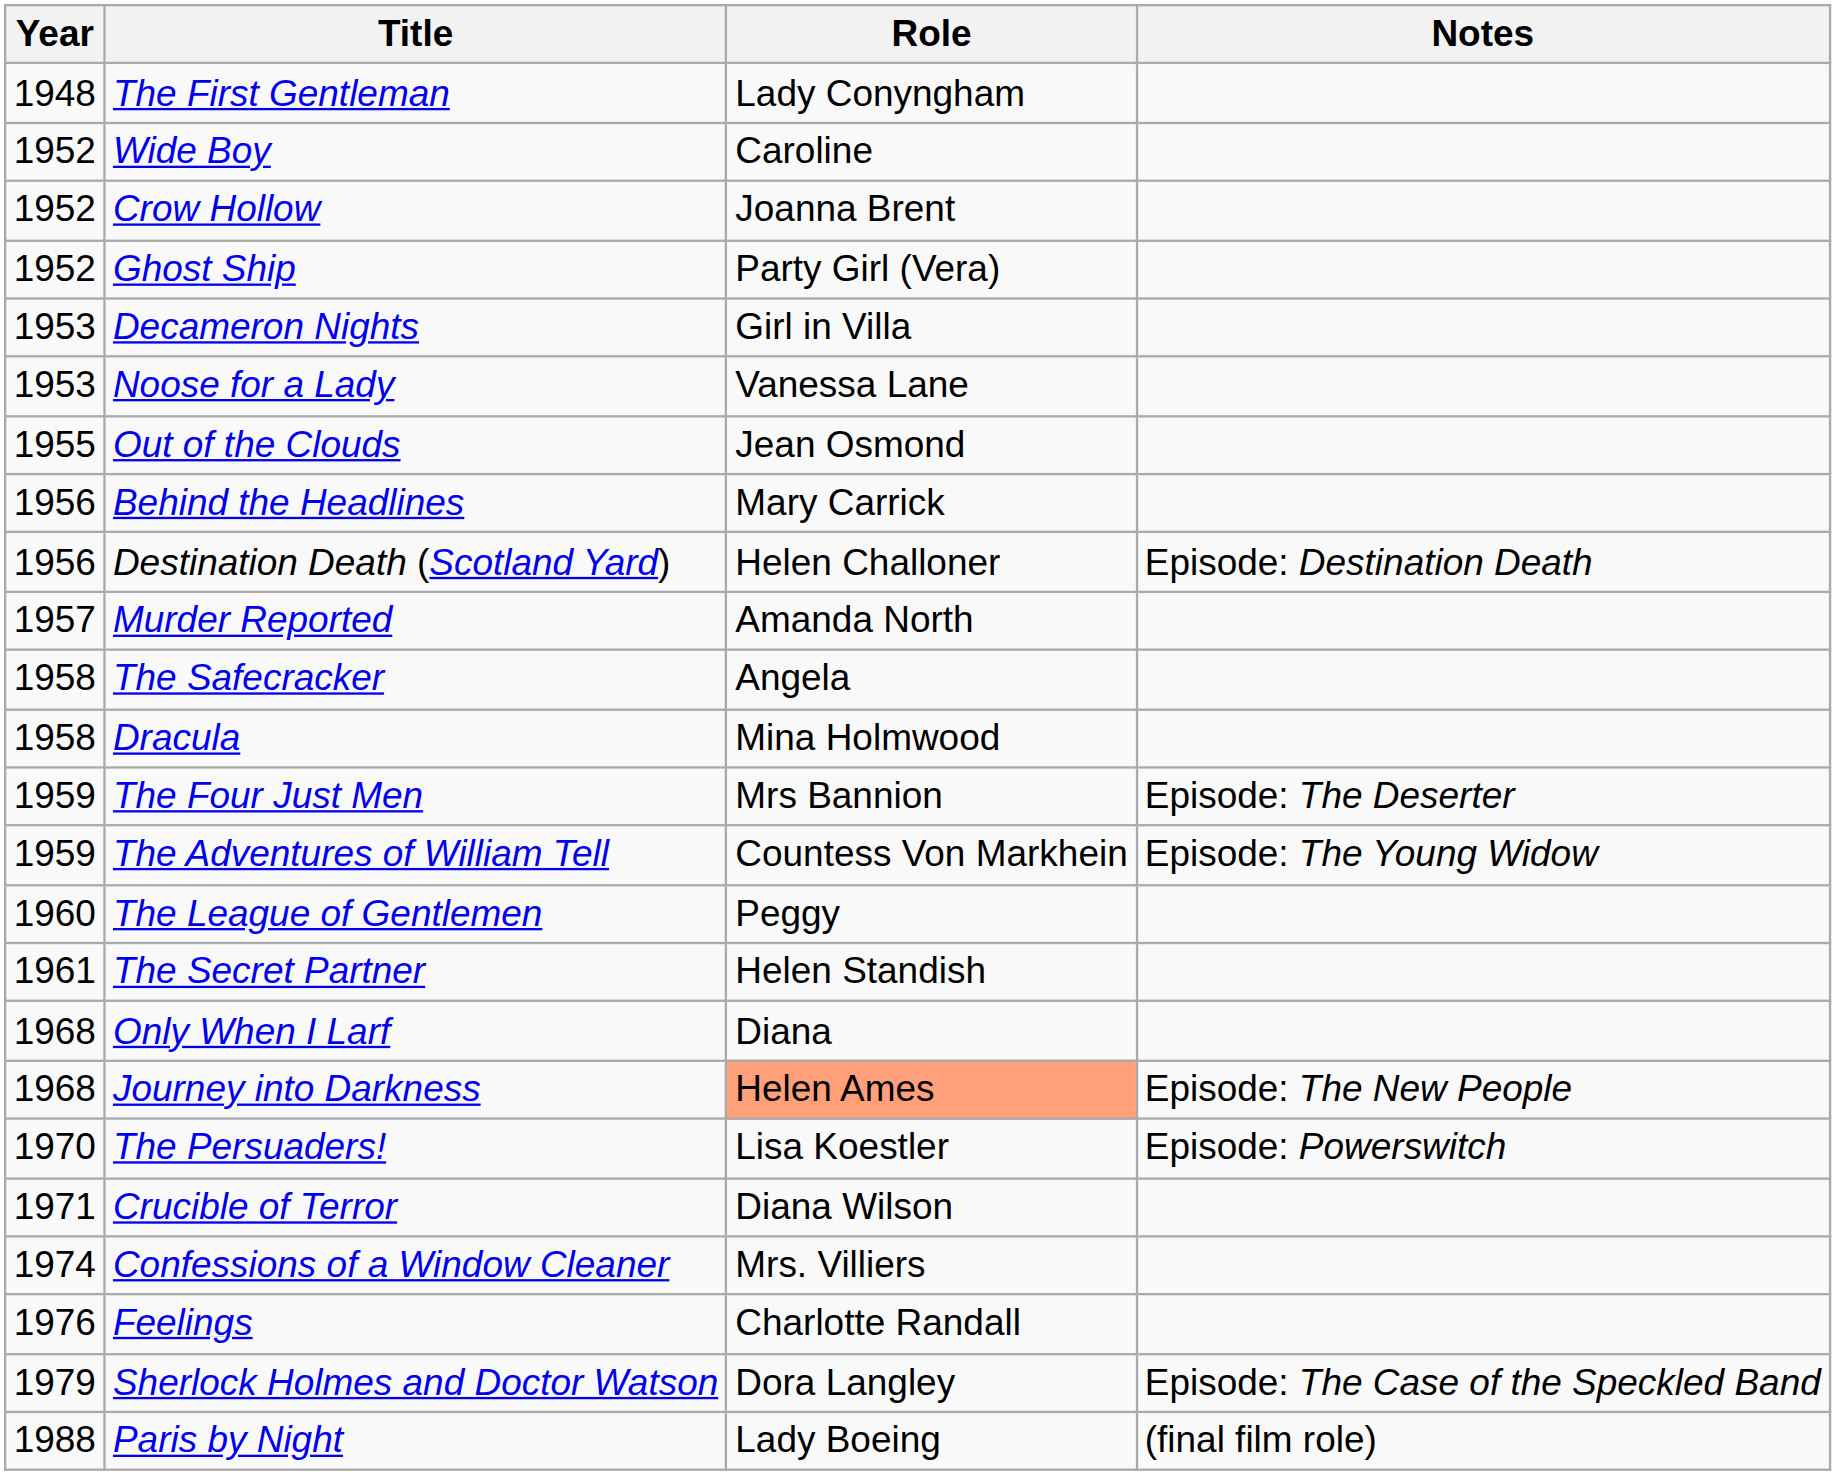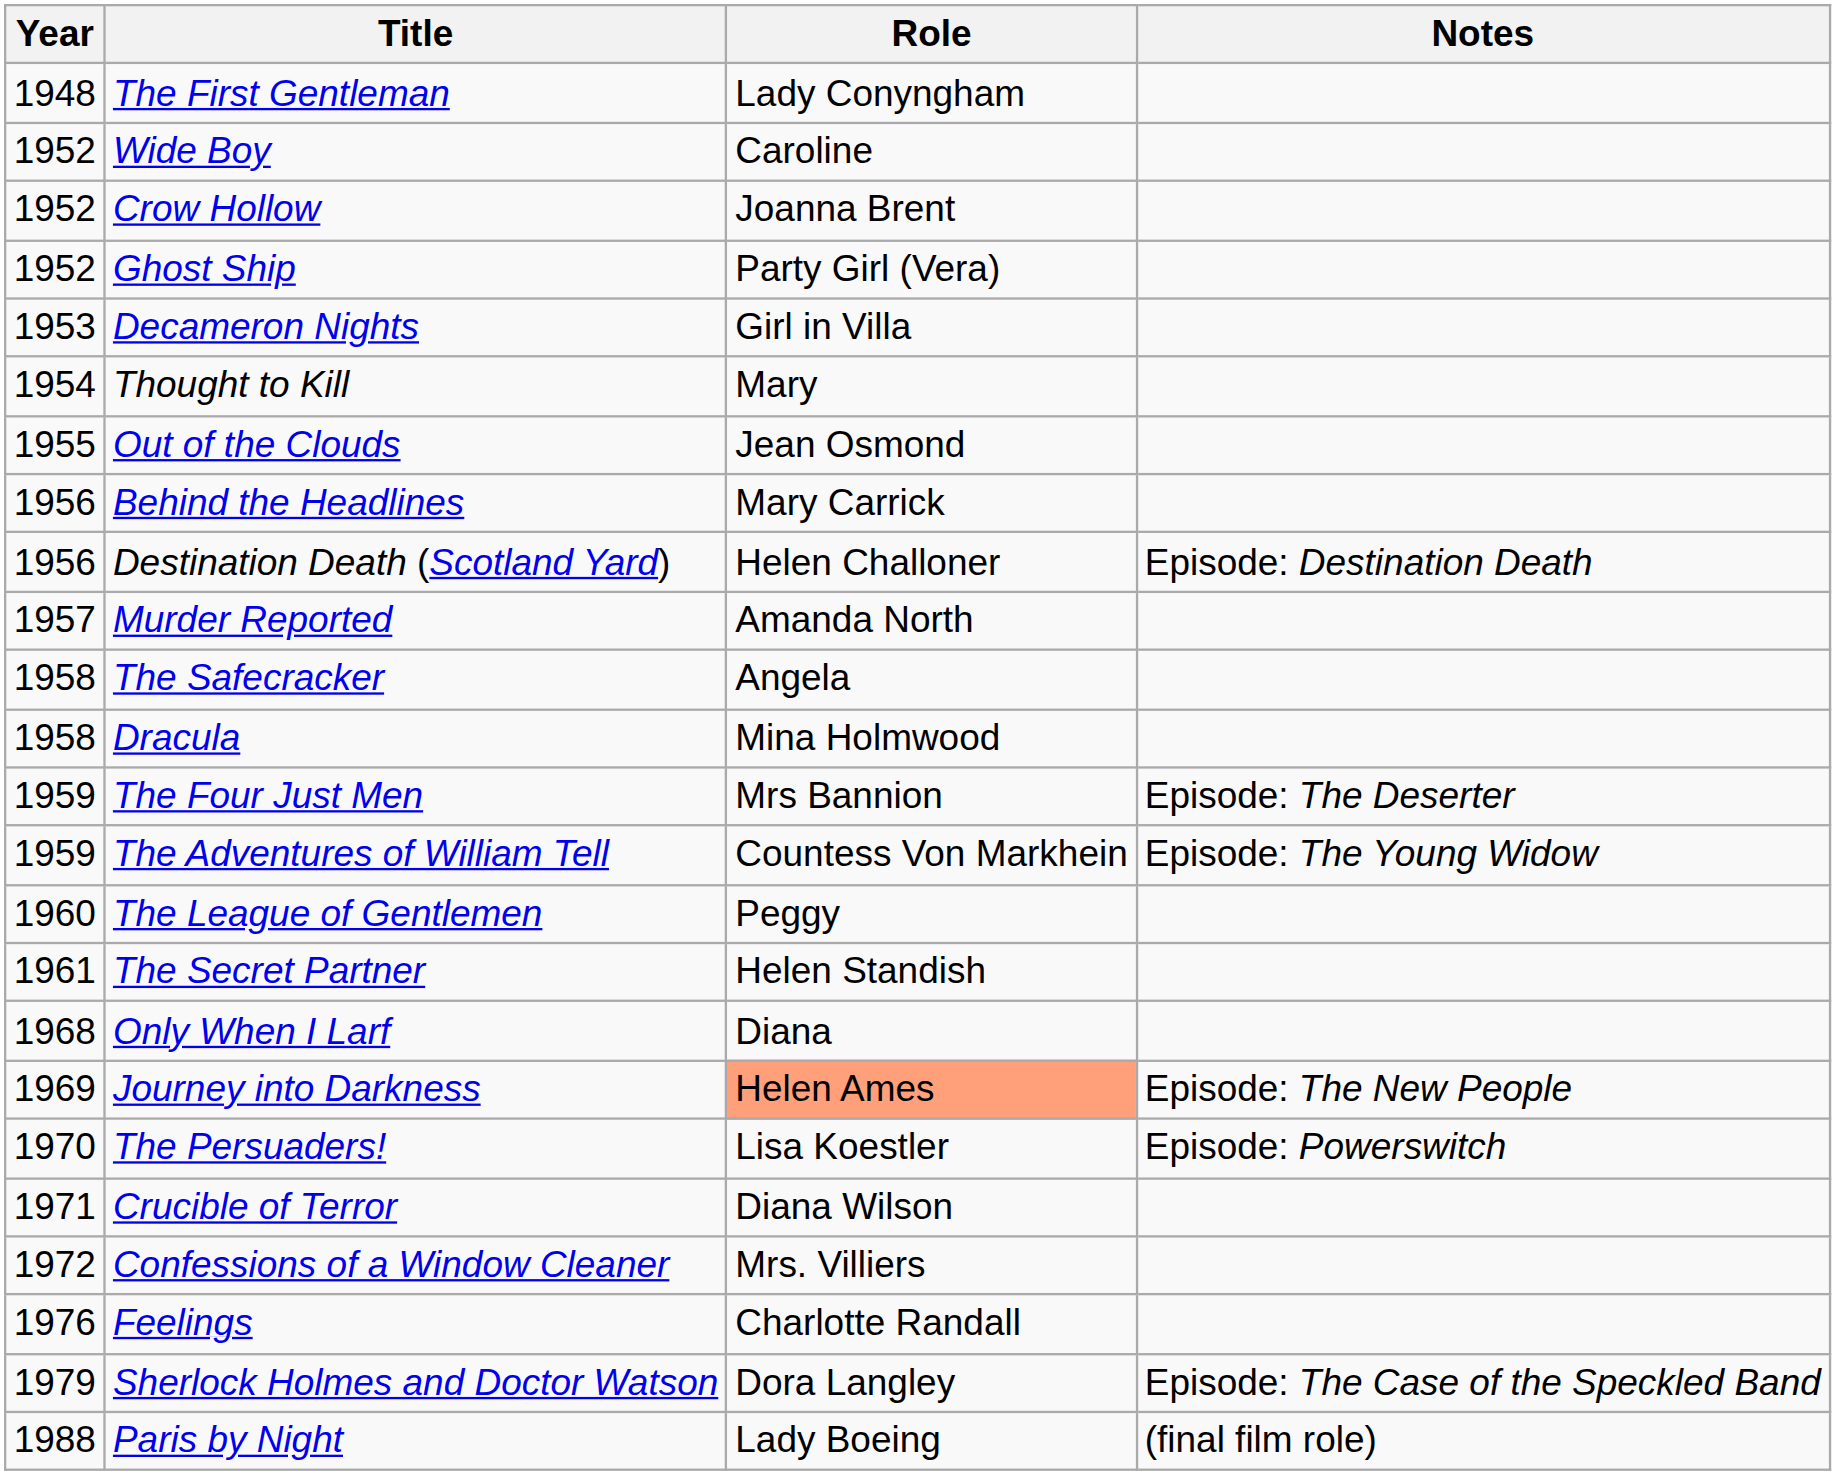- row: (254, 385)
+ row: (231, 385)
(55, 1088) 1968 -> (55, 1088) 1969
(55, 1264) 1974 -> (55, 1264) 1972
